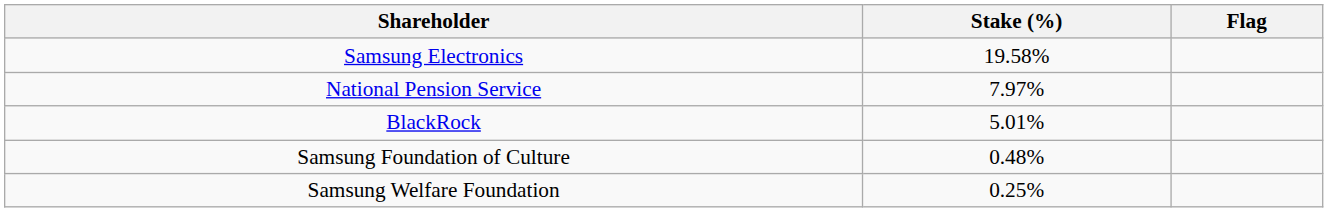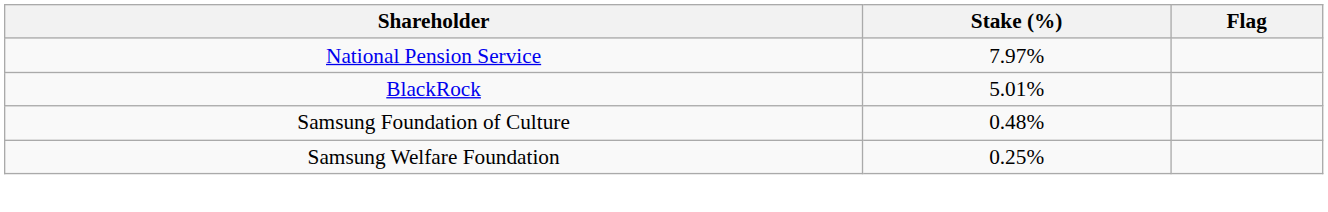- row: (434, 55)
